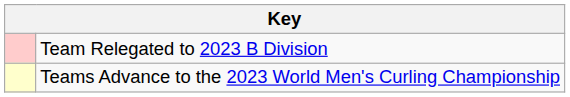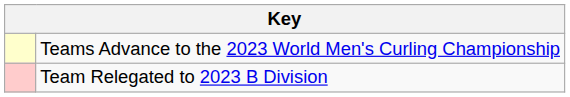rows swapped: (300, 77) <-> (184, 48)
